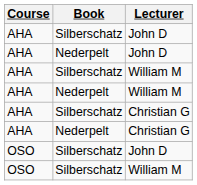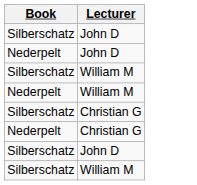- column: (28, 14)
